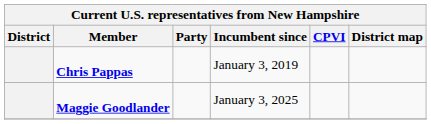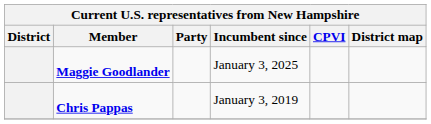rows swapped: (95, 72) <-> (113, 108)
